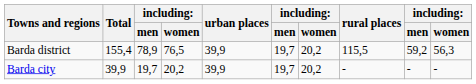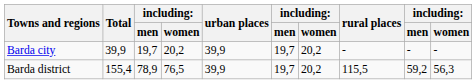rows swapped: (39, 50) <-> (31, 69)
